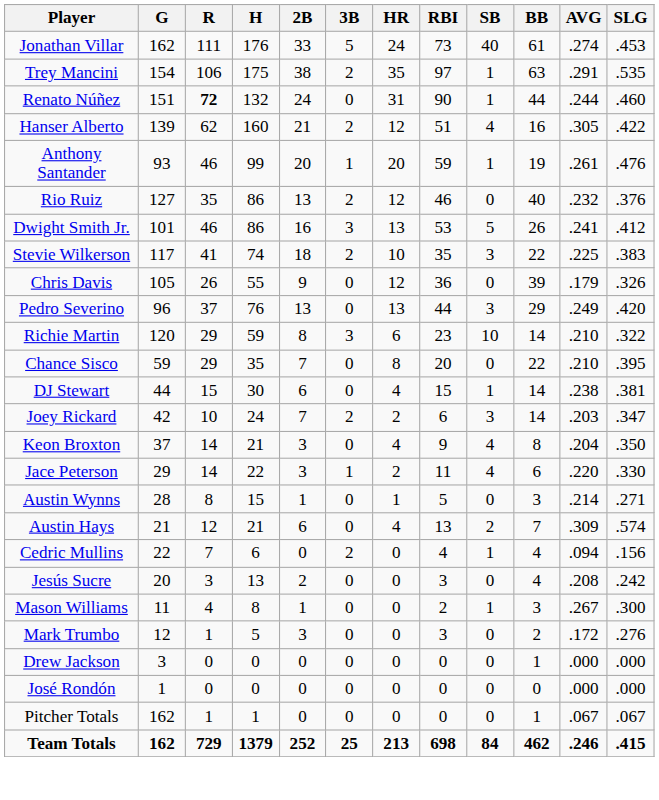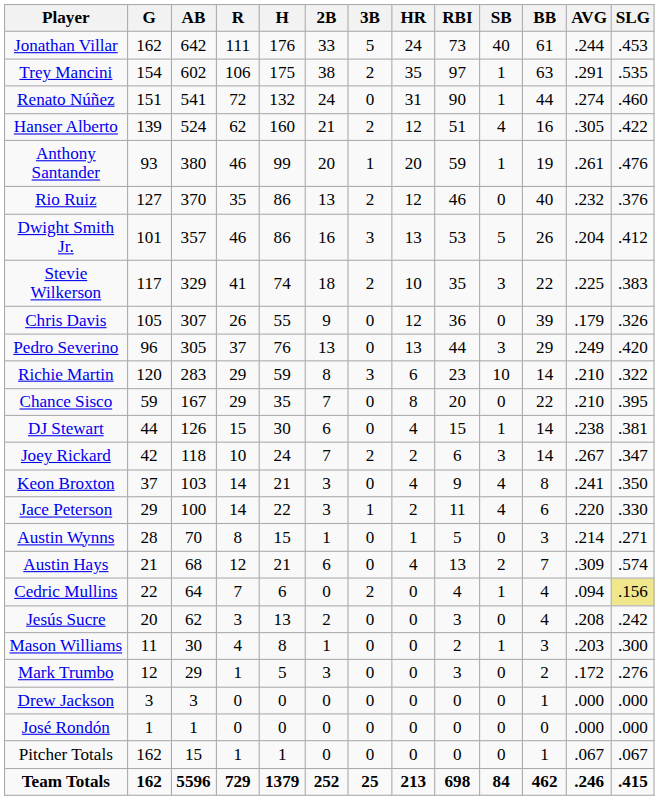+ column: (193, 18)
(584, 45) .274 -> (589, 45) .244
(209, 99) bold -> (238, 99) normal
(584, 99) .244 -> (589, 99) .274
(584, 227) .241 -> (589, 237) .204
(584, 417) .203 -> (589, 455) .267
(584, 444) .204 -> (589, 483) .241
(631, 553) no background -> (633, 591) khaki background
(584, 607) .267 -> (589, 646) .203
